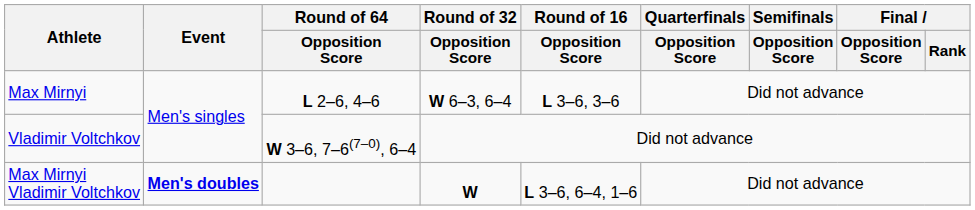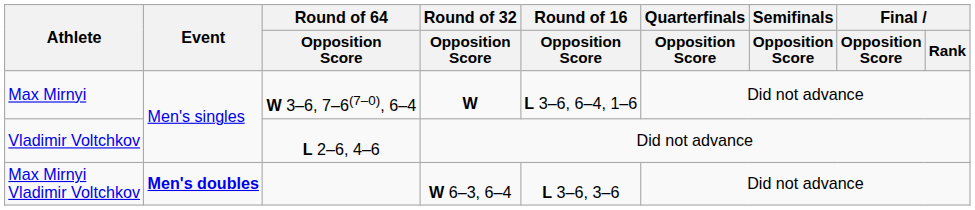(341, 102) L 2–6, 4–6 -> (341, 104) W 3–6, 7–6(7–0), 6–4
(470, 102) W 6–3, 6–4 -> (470, 104) W
(581, 102) L 3–6, 3–6 -> (581, 104) L 3–6, 6–4, 1–6
(341, 147) W 3–6, 7–6(7–0), 6–4 -> (341, 150) L 2–6, 4–6
(470, 193) W -> (470, 193) W 6–3, 6–4
(581, 193) L 3–6, 6–4, 1–6 -> (581, 193) L 3–6, 3–6
